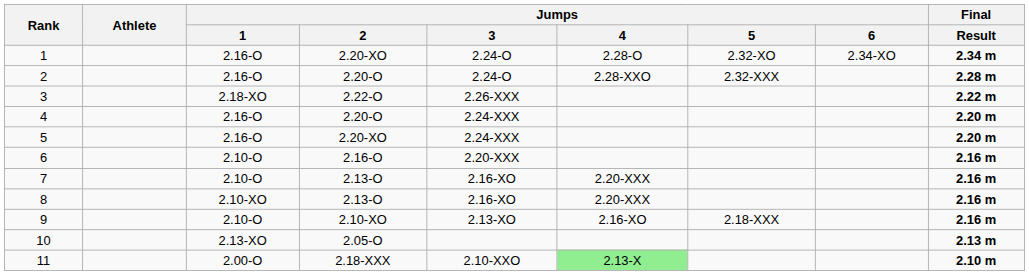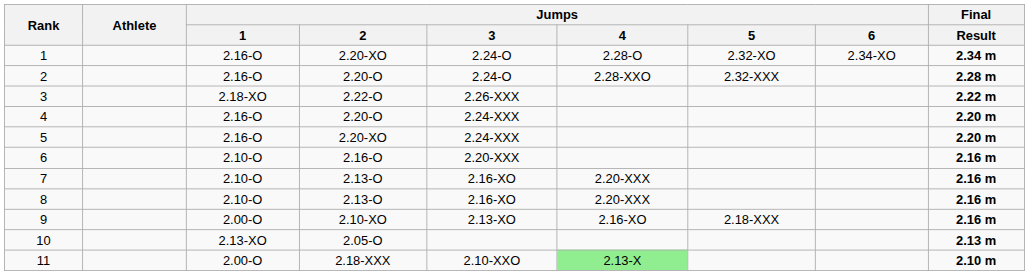(243, 199) 2.10-XO -> (243, 199) 2.10-O
(243, 219) 2.10-O -> (243, 219) 2.00-O
